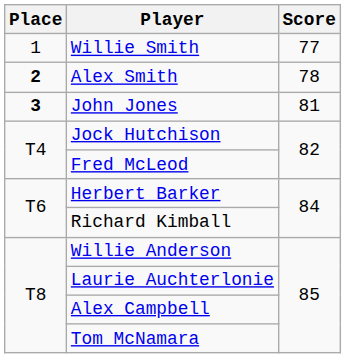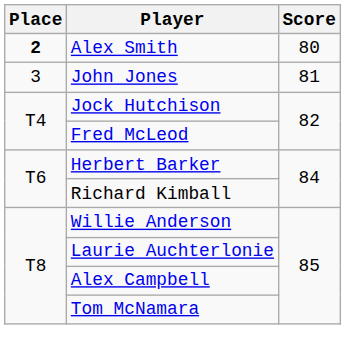- row: (135, 48)
(309, 77) 78 -> (309, 48) 80
(36, 106) bold -> (36, 77) normal
